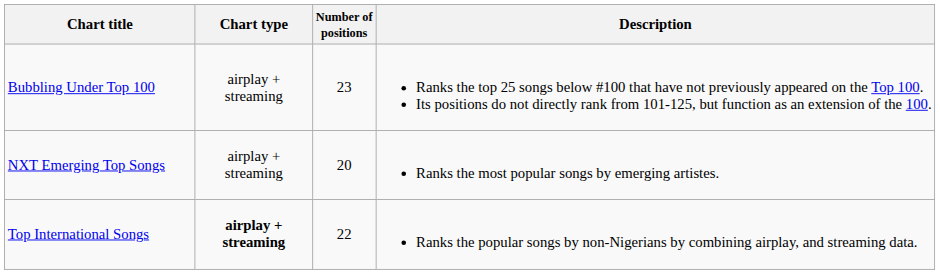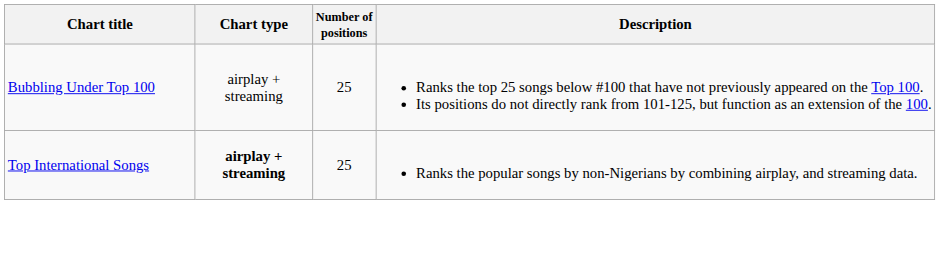(344, 87) 23 -> (344, 87) 25
- row: (86, 164)
(344, 234) 22 -> (344, 164) 25
